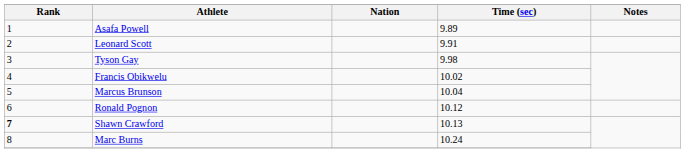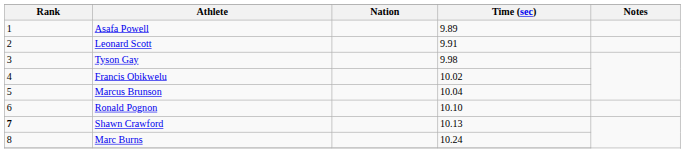(451, 108) 10.12 -> (451, 108) 10.10
